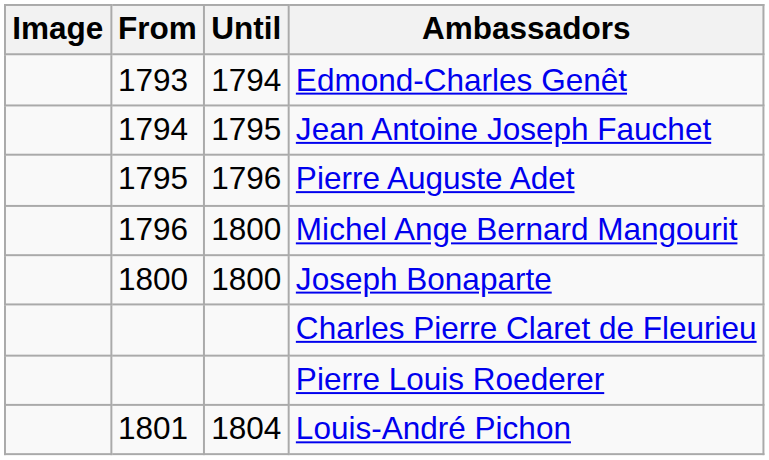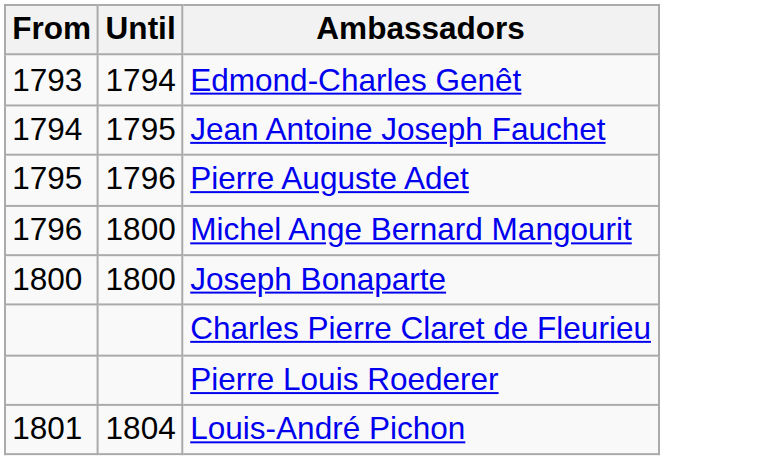- column: (58, 29)
